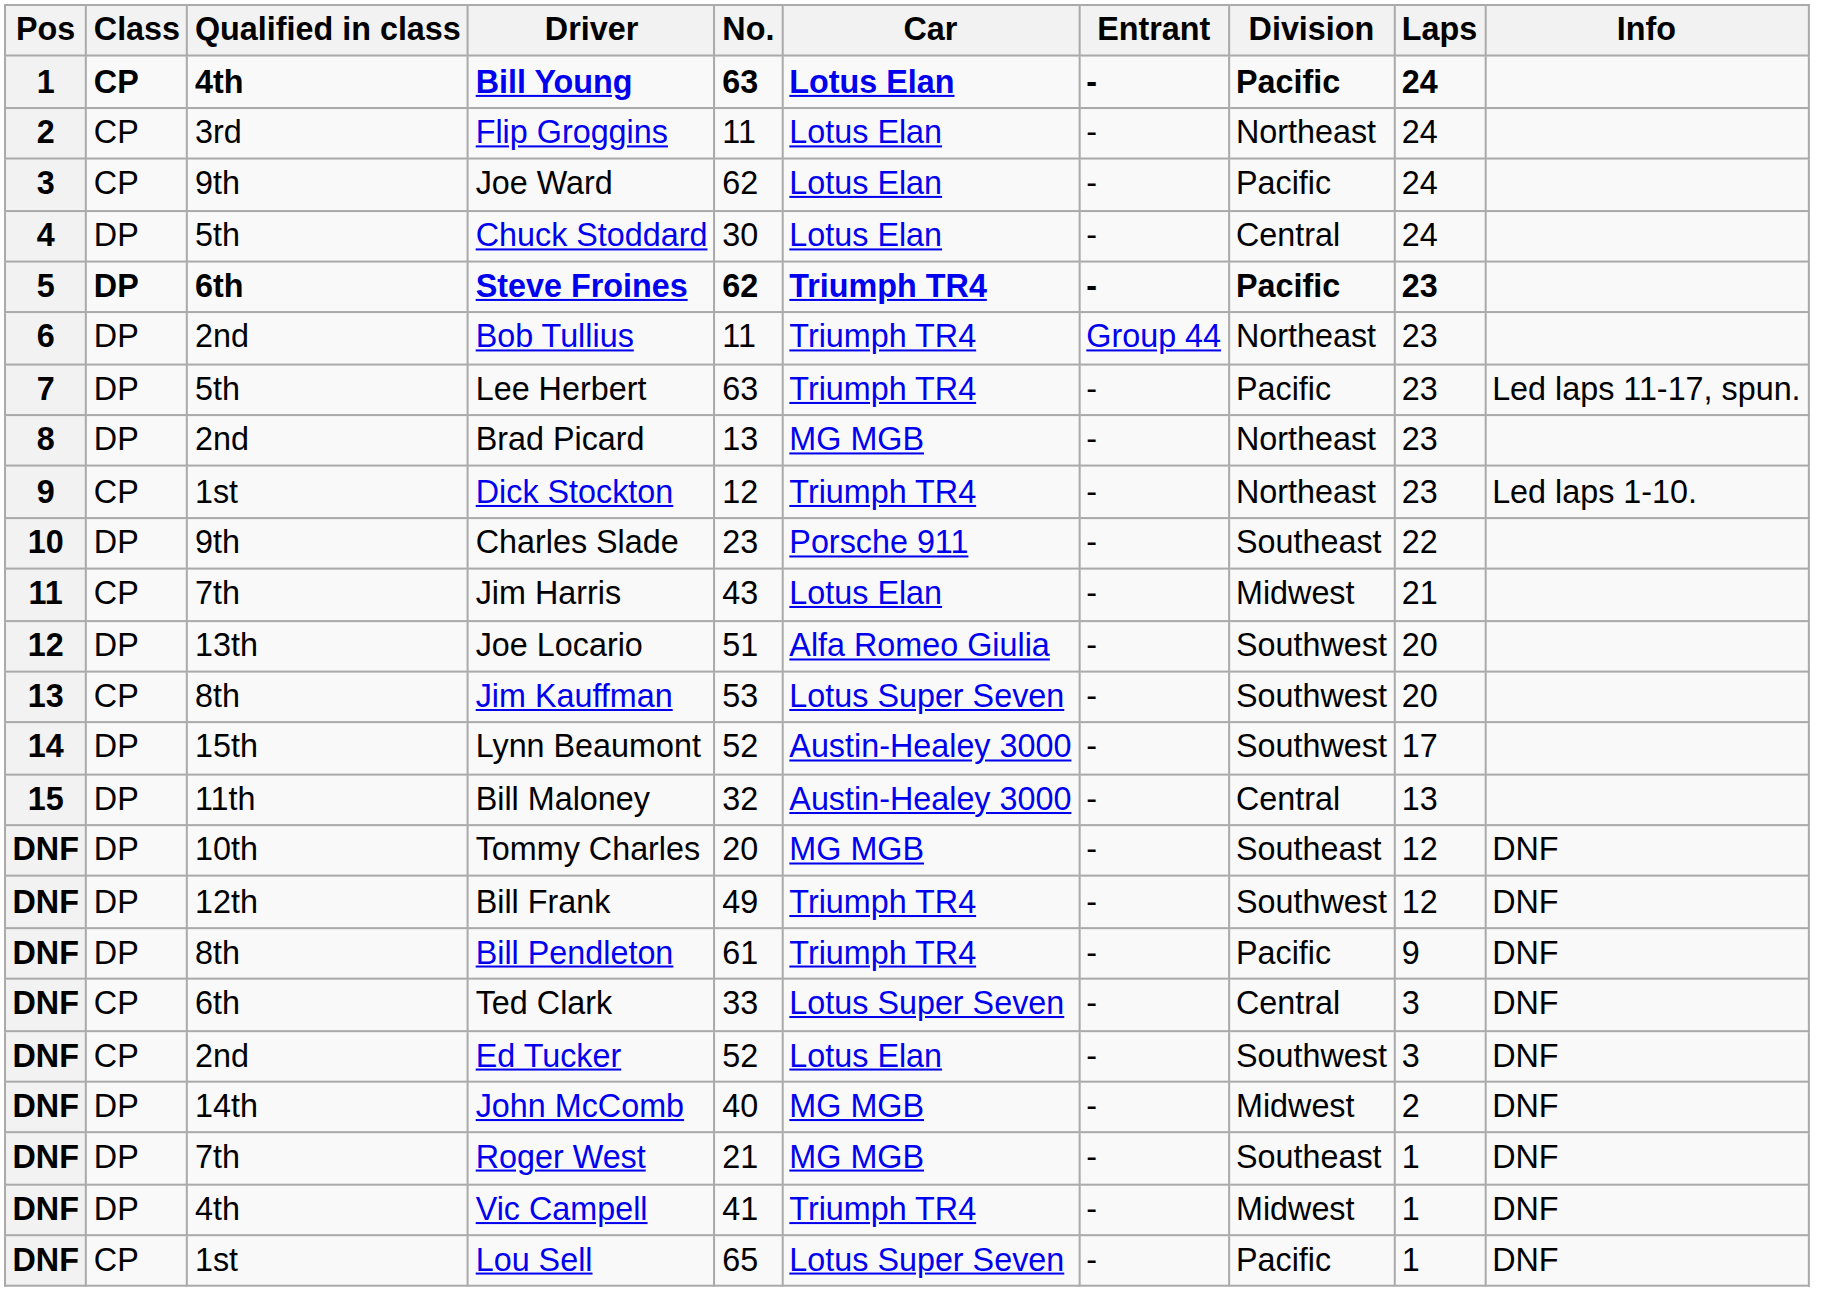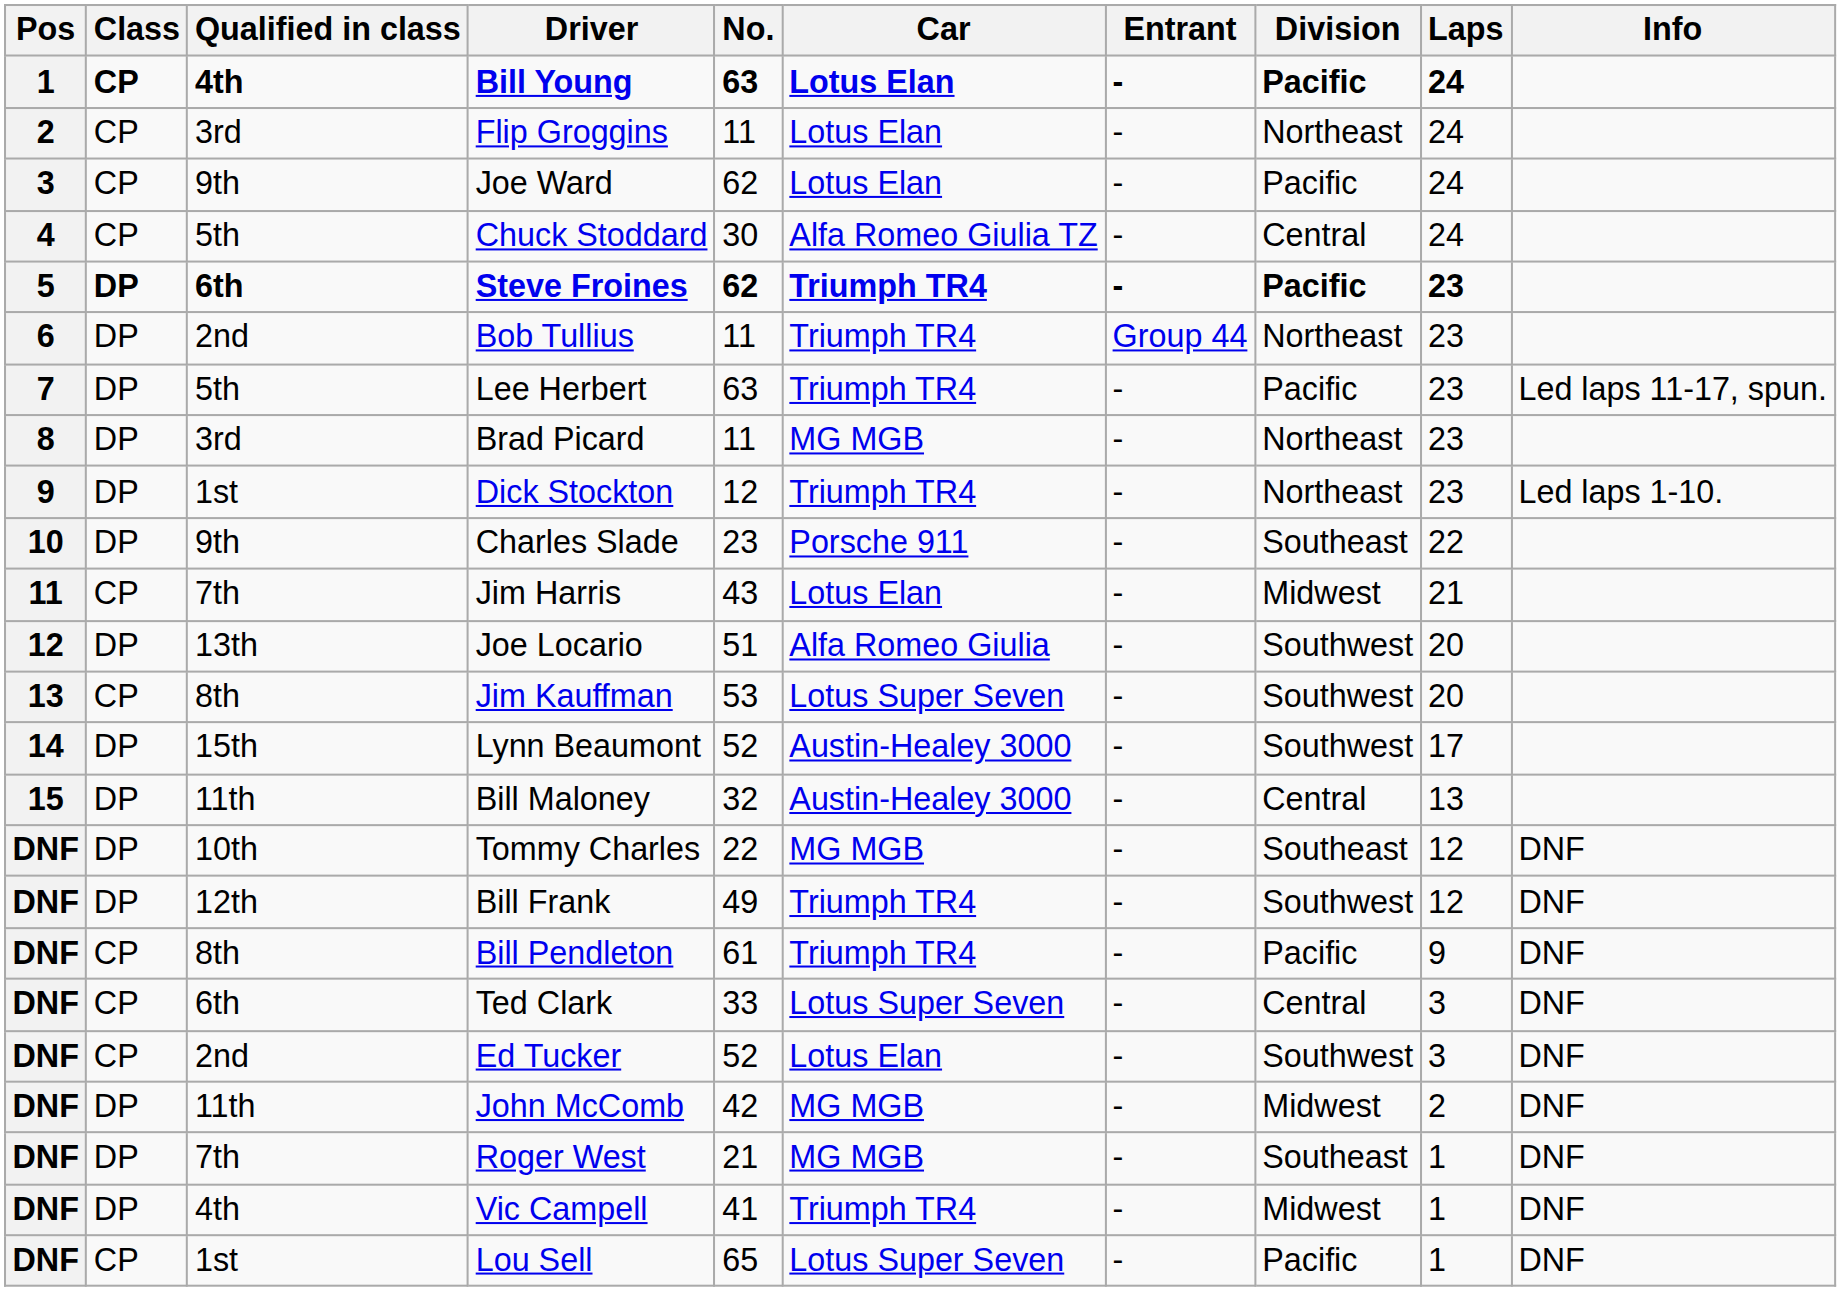(116, 235) DP -> (116, 235) CP
(866, 235) Lotus Elan -> (944, 235) Alfa Romeo Giulia TZ
(222, 440) 2nd -> (218, 440) 3rd
(740, 440) 13 -> (739, 440) 11
(116, 491) CP -> (116, 491) DP
(740, 850) 20 -> (740, 850) 22
(116, 952) DP -> (116, 952) CP
(226, 1106) 14th -> (225, 1106) 11th
(740, 1106) 40 -> (740, 1106) 42
